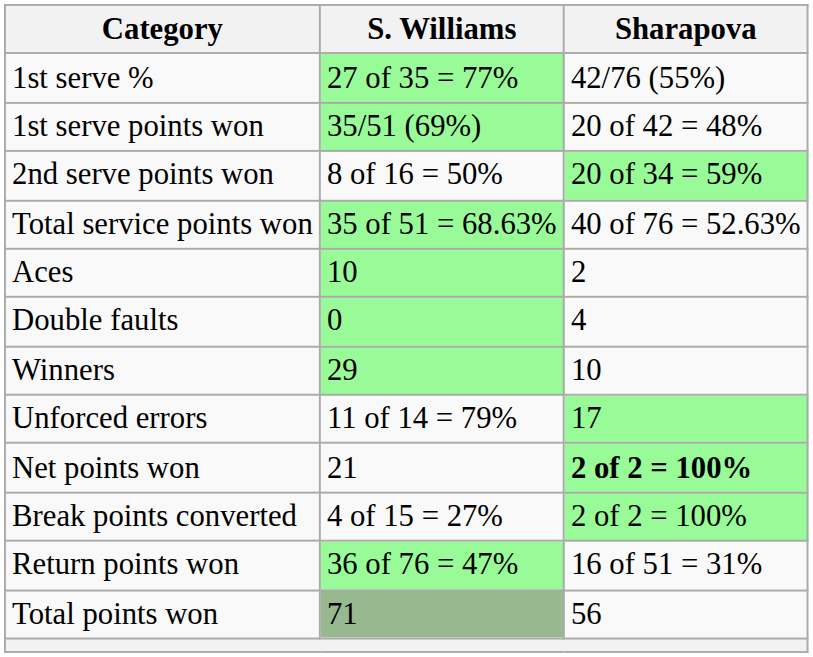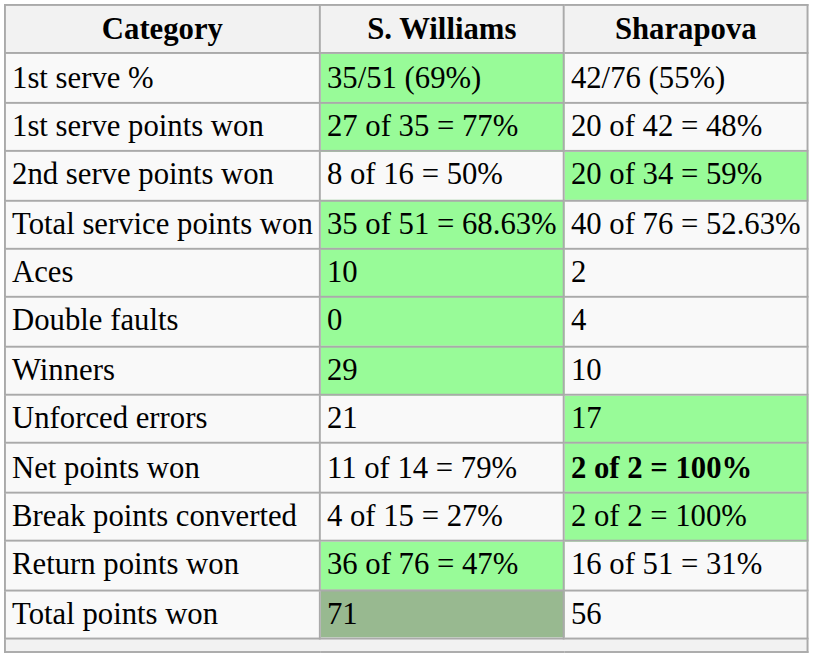(423, 77) 27 of 35 = 77% -> (404, 77) 35/51 (69%)
(404, 126) 35/51 (69%) -> (423, 126) 27 of 35 = 77%
(422, 418) 11 of 14 = 79% -> (342, 418) 21
(342, 467) 21 -> (422, 467) 11 of 14 = 79%
